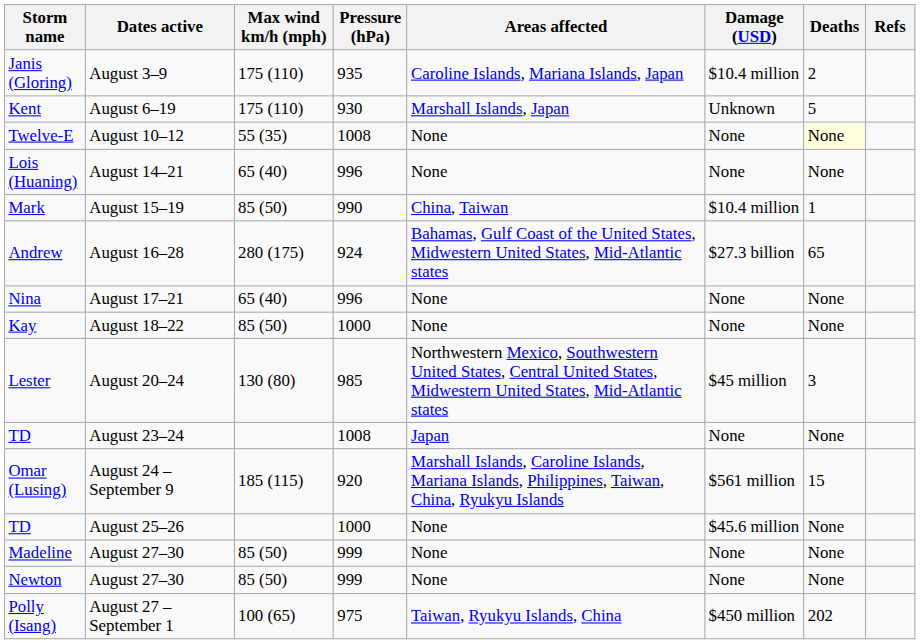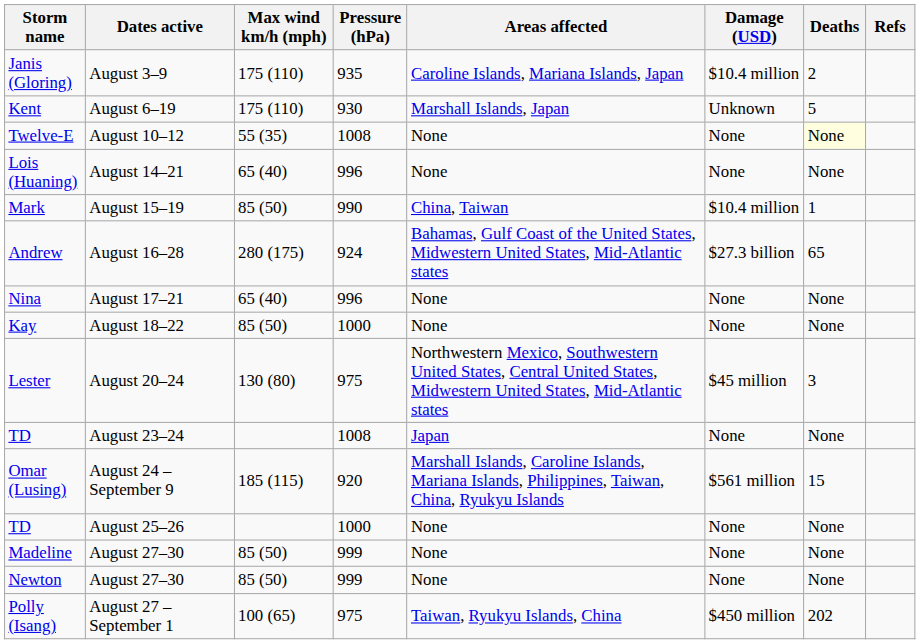(350, 380) 985 -> (350, 380) 975
(754, 526) $45.6 million -> (727, 526) None
